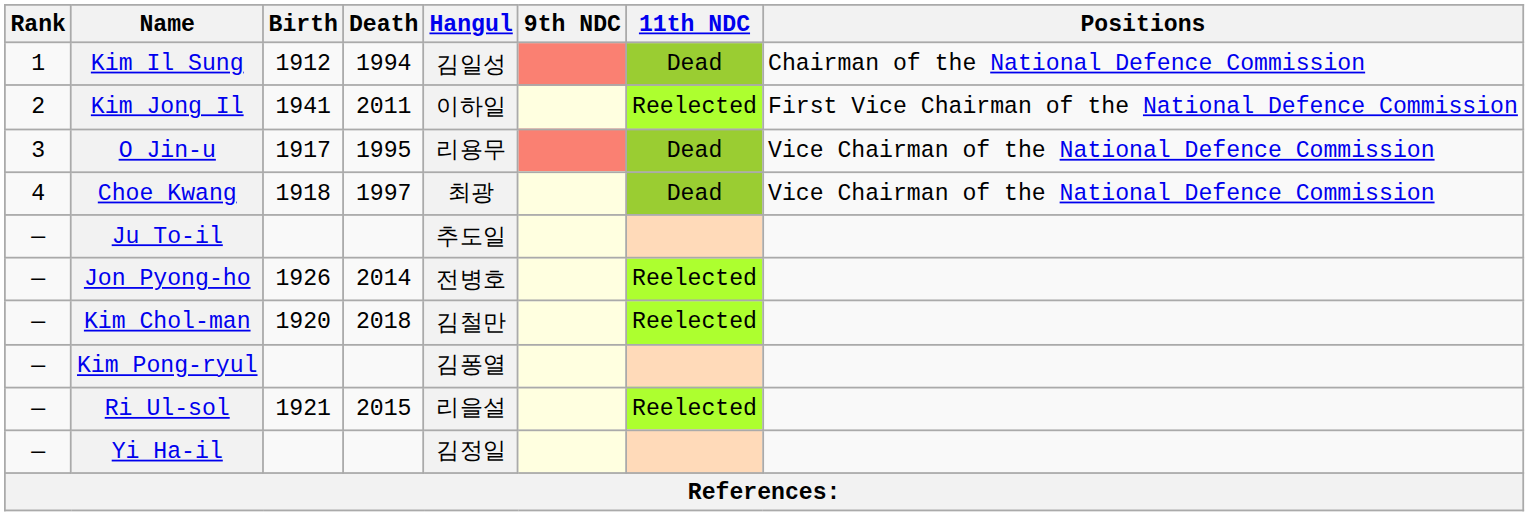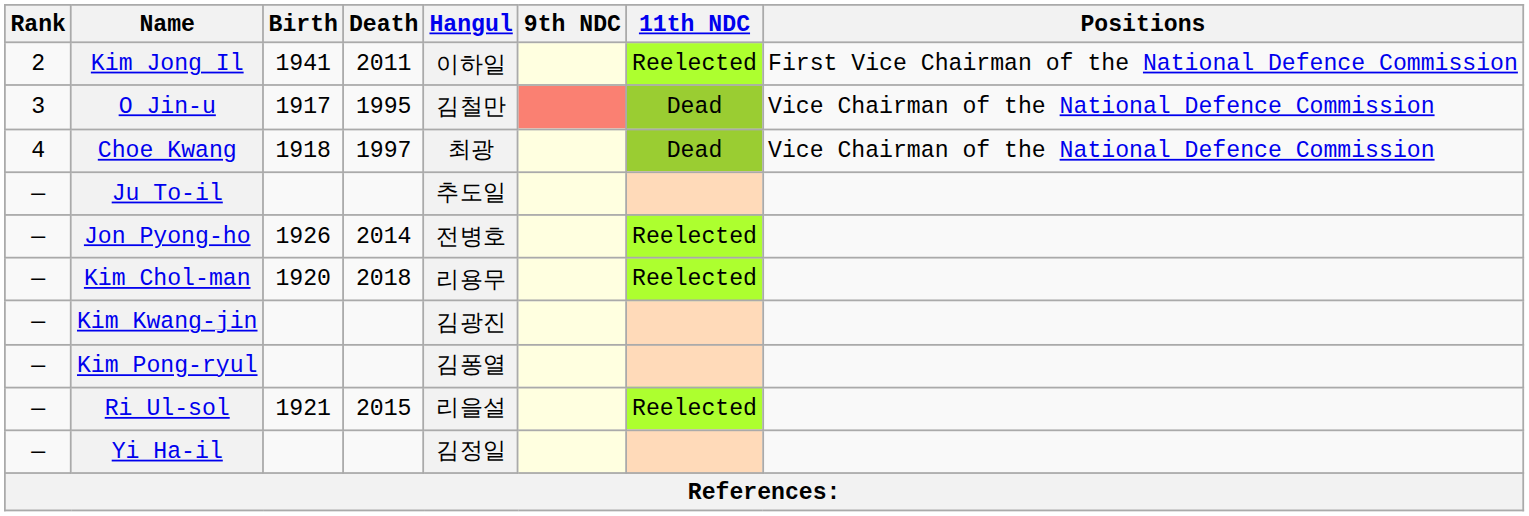- row: (167, 64)
(471, 151) 리용무 -> (471, 108) 김철만
(471, 323) 김철만 -> (471, 280) 리용무
+ row: (167, 322)
